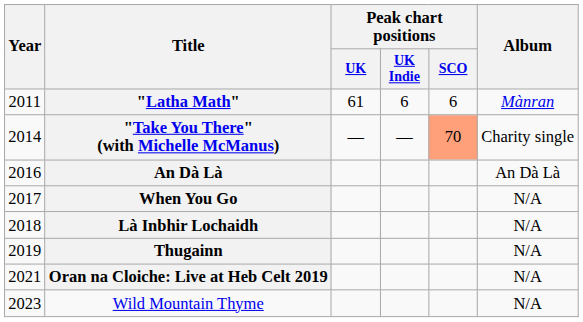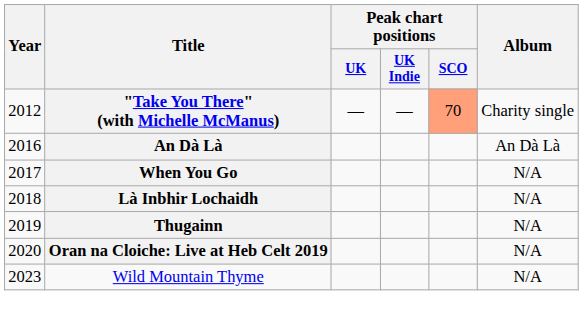- row: (188, 101)
(25, 137) 2014 -> (25, 111) 2012
(25, 277) 2021 -> (25, 251) 2020
